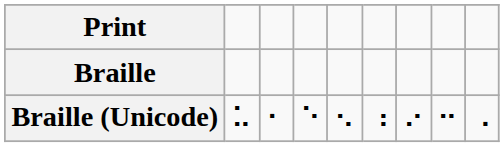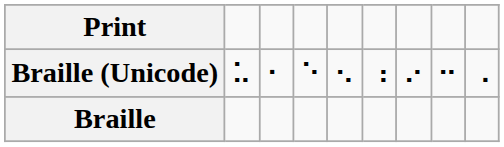rows swapped: (115, 71) <-> (115, 117)
